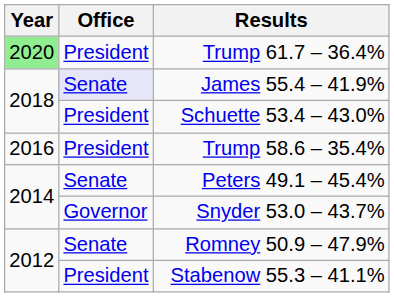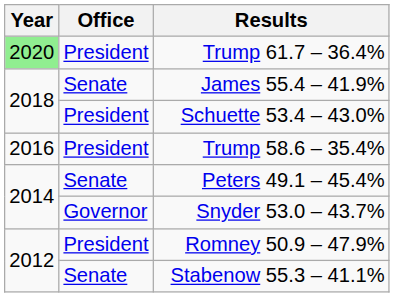(95, 84) lavender background -> (95, 84) no background
(95, 244) Senate -> (106, 244) President
(106, 276) President -> (95, 276) Senate
